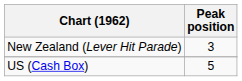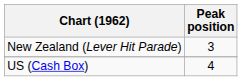(211, 66) 5 -> (211, 66) 4
